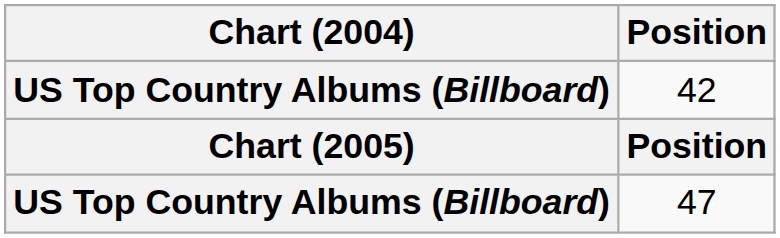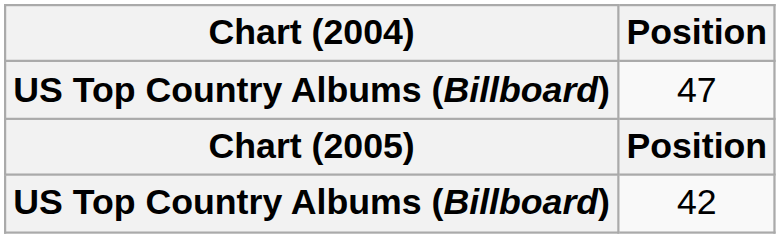rows swapped: (697, 89) <-> (697, 202)
